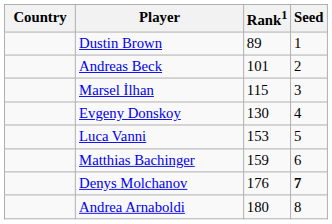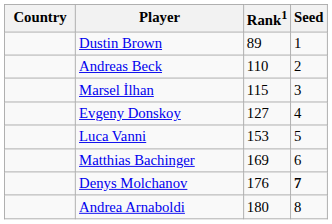(258, 66) 101 -> (258, 66) 110
(258, 113) 130 -> (258, 113) 127
(258, 160) 159 -> (258, 160) 169
